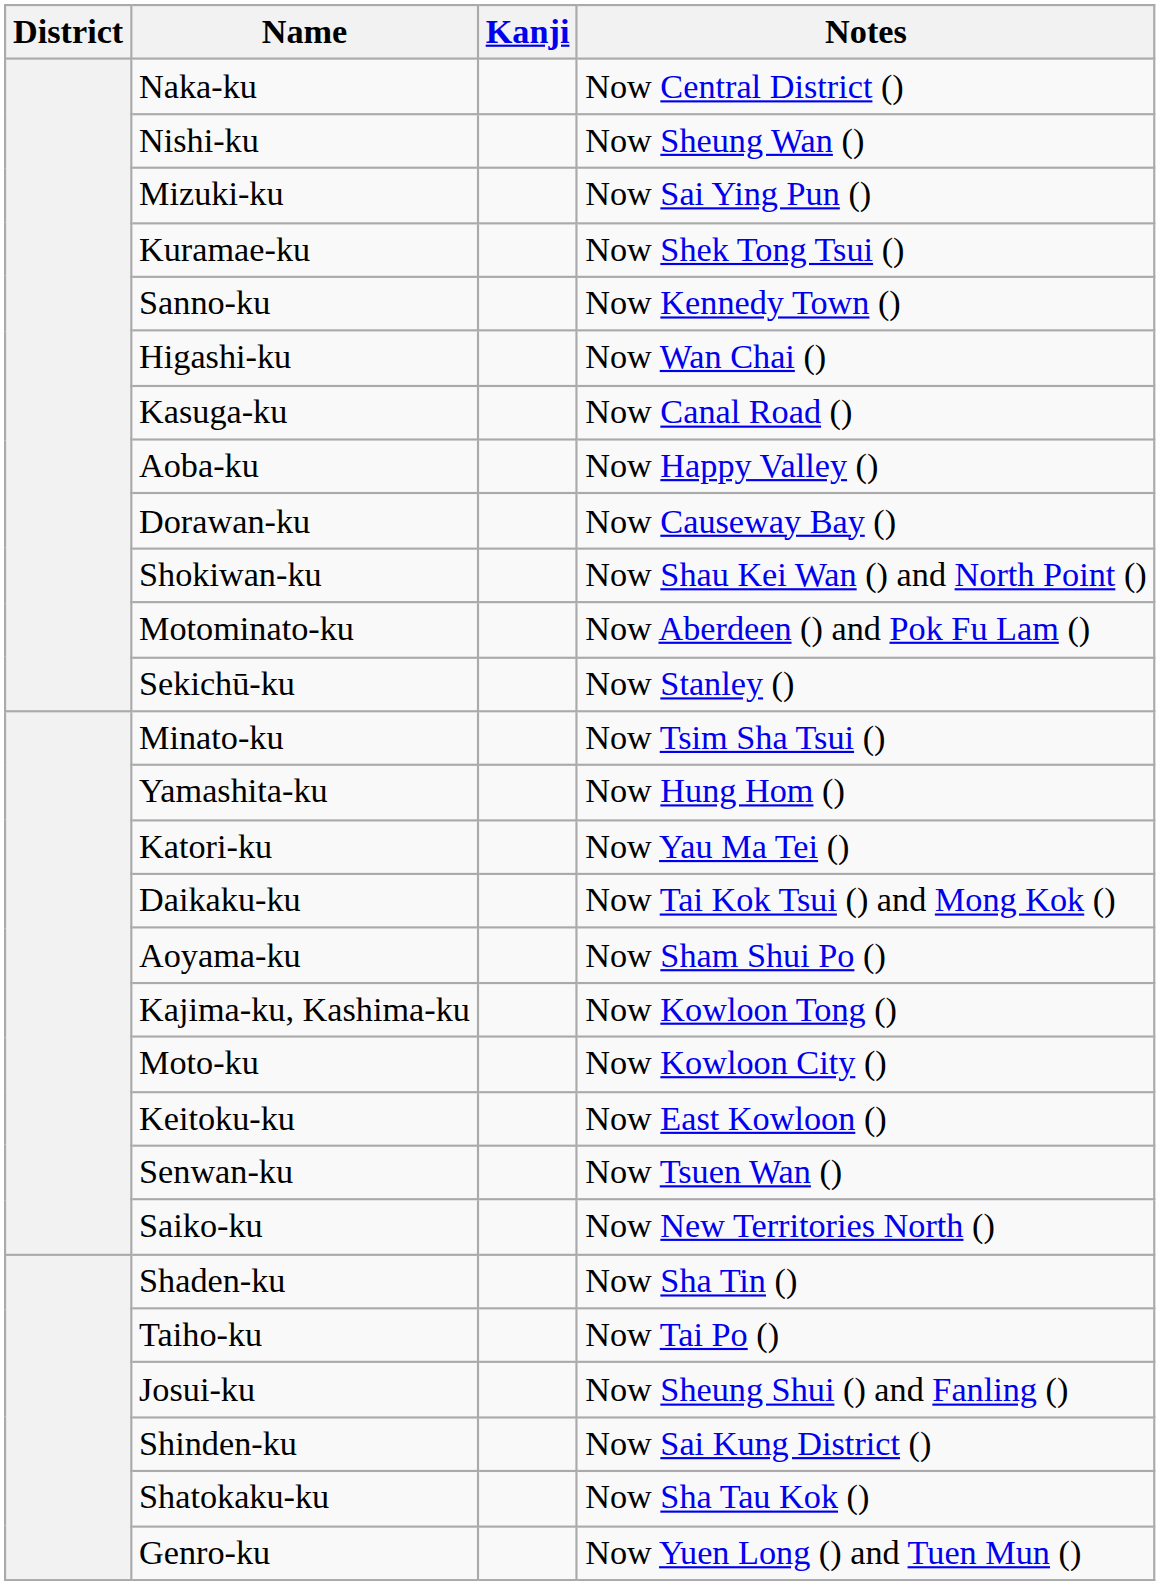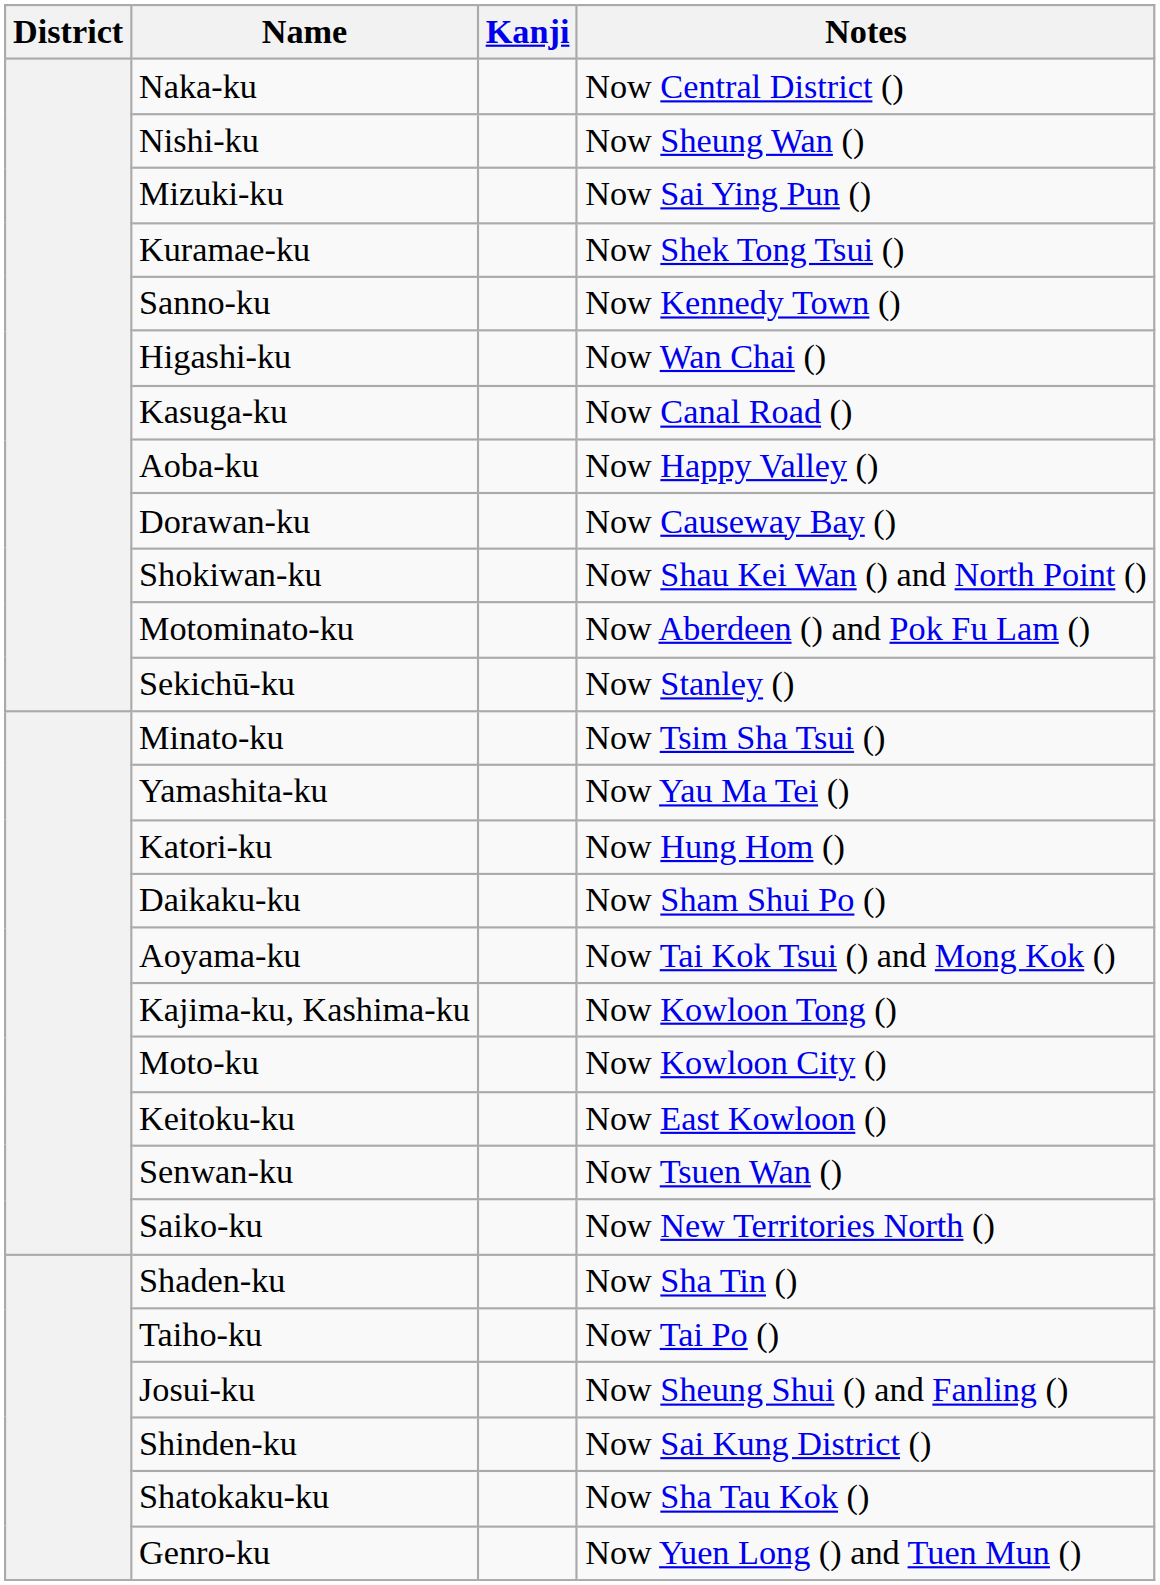(715, 791) Now Hung Hom () -> (717, 791) Now Yau Ma Tei ()
(717, 846) Now Yau Ma Tei () -> (715, 846) Now Hung Hom ()
(850, 900) Now Tai Kok Tsui () and Mong Kok () -> (735, 900) Now Sham Shui Po ()
(735, 954) Now Sham Shui Po () -> (850, 954) Now Tai Kok Tsui () and Mong Kok ()
